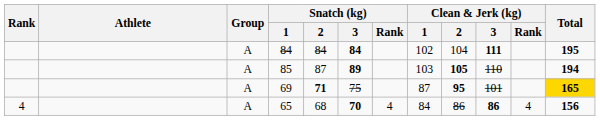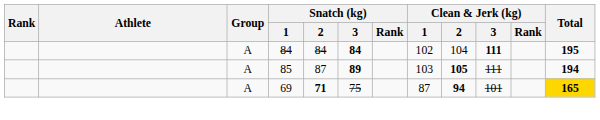(494, 69) 110 -> (494, 69) 111
(459, 87) 95 -> (459, 87) 94
- row: (286, 106)
